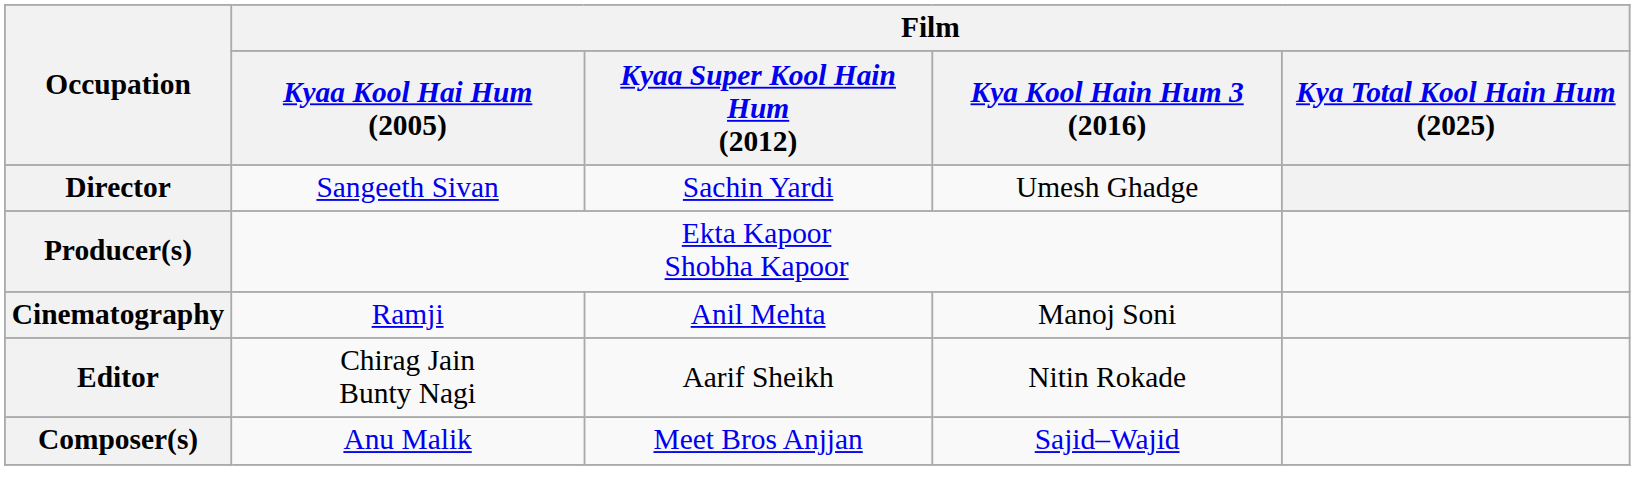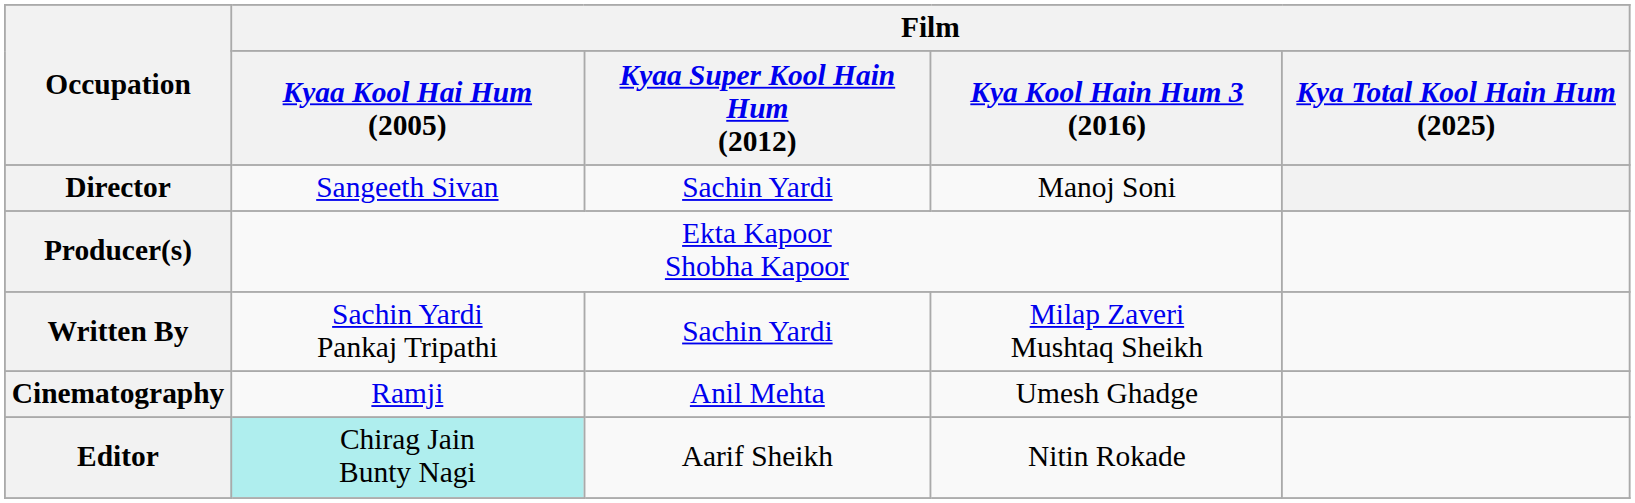(1107, 187) Umesh Ghadge -> (1107, 187) Manoj Soni
+ row: (118, 330)
(1107, 313) Manoj Soni -> (1107, 393) Umesh Ghadge
(408, 377) no background -> (407, 457) paleturquoise background
- row: (118, 440)
